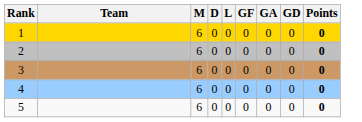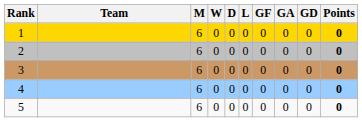+ column: (216, 13)
